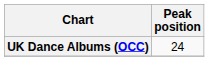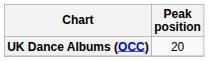(178, 46) 24 -> (178, 46) 20
